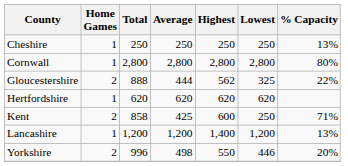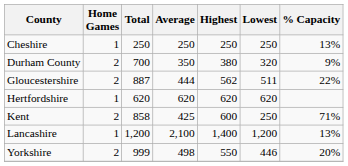- row: (28, 62)
+ row: (44, 62)
(139, 80) 888 -> (141, 80) 887
(266, 80) 325 -> (269, 80) 511
(180, 134) 1,200 -> (182, 134) 2,100
(139, 152) 996 -> (141, 152) 999
